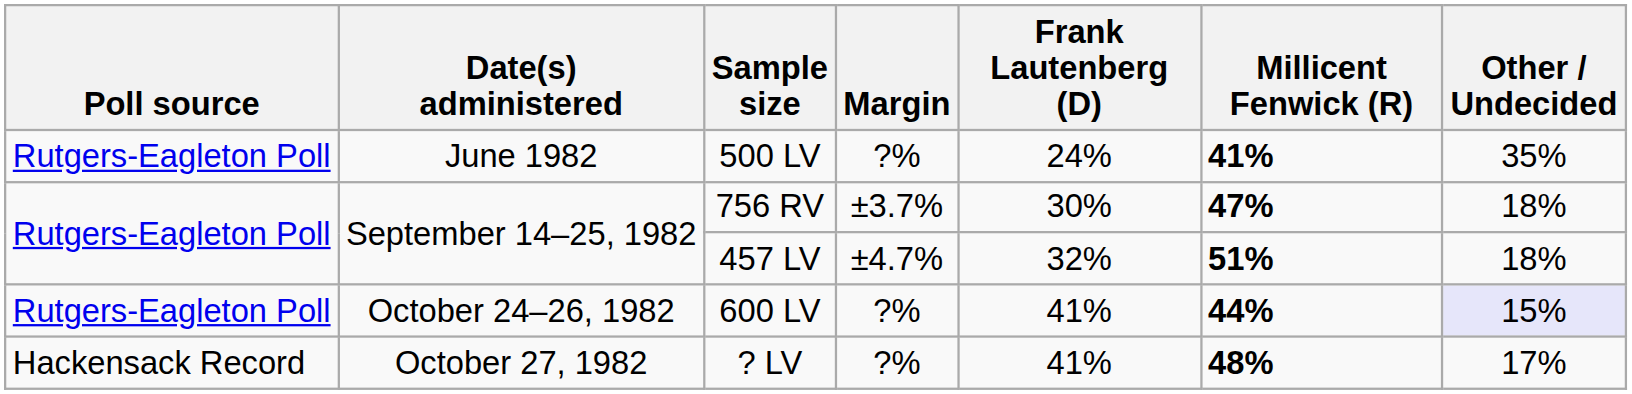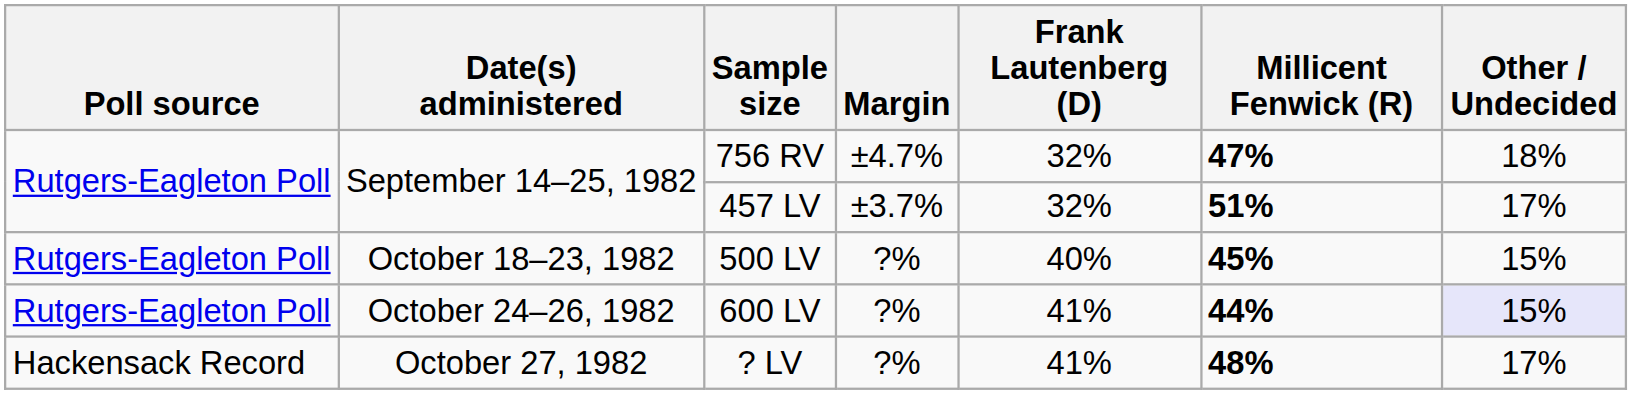- row: (521, 156)
(897, 207) ±3.7% -> (897, 156) ±4.7%
(1079, 207) 30% -> (1079, 156) 32%
(897, 259) ±4.7% -> (897, 207) ±3.7%
(1534, 259) 18% -> (1534, 207) 17%
+ row: (521, 259)
